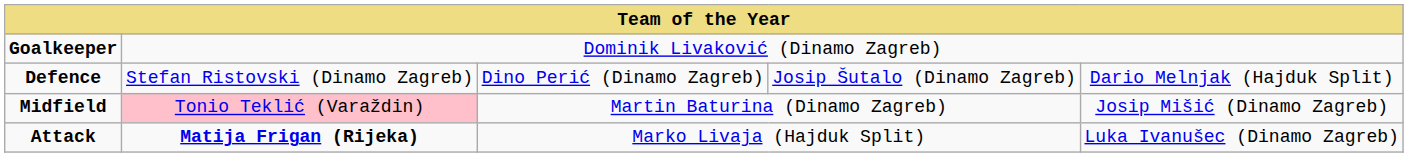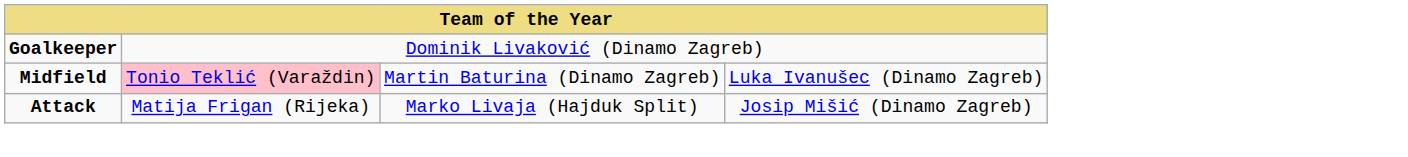- row: (63, 78)
(1242, 108) Josip Mišić (Dinamo Zagreb) -> (886, 78) Luka Ivanušec (Dinamo Zagreb)
(300, 137) bold -> (251, 108) normal
(1242, 137) Luka Ivanušec (Dinamo Zagreb) -> (886, 108) Josip Mišić (Dinamo Zagreb)
